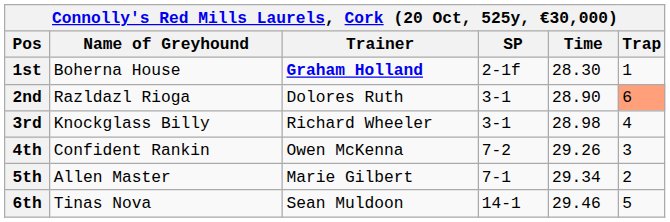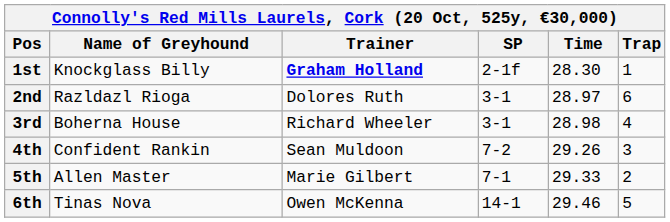(117, 71) Boherna House -> (132, 71) Knockglass Billy
(576, 97) 28.90 -> (576, 97) 28.97
(627, 97) lightsalmon background -> (627, 97) no background
(132, 124) Knockglass Billy -> (117, 124) Boherna House
(345, 150) Owen McKenna -> (345, 150) Sean Muldoon
(576, 177) 29.34 -> (576, 177) 29.33
(345, 203) Sean Muldoon -> (345, 203) Owen McKenna
